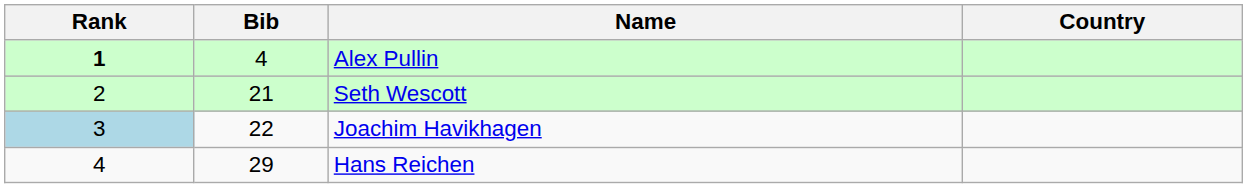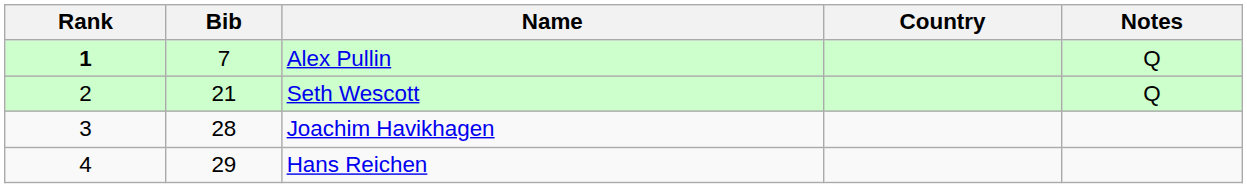+ column: (1152, 22)
(261, 57) 4 -> (224, 57) 7
(99, 128) lightblue background -> (85, 128) no background
(261, 128) 22 -> (224, 128) 28
